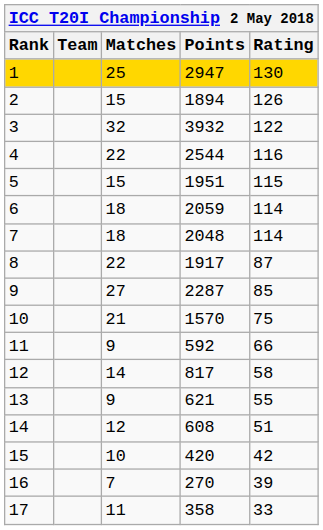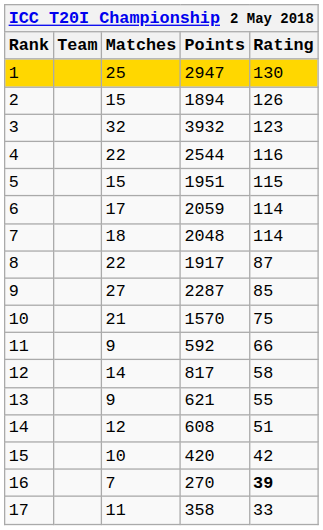(268, 128) 122 -> (268, 128) 123
(116, 210) 18 -> (116, 210) 17
(263, 483) normal -> (263, 483) bold
